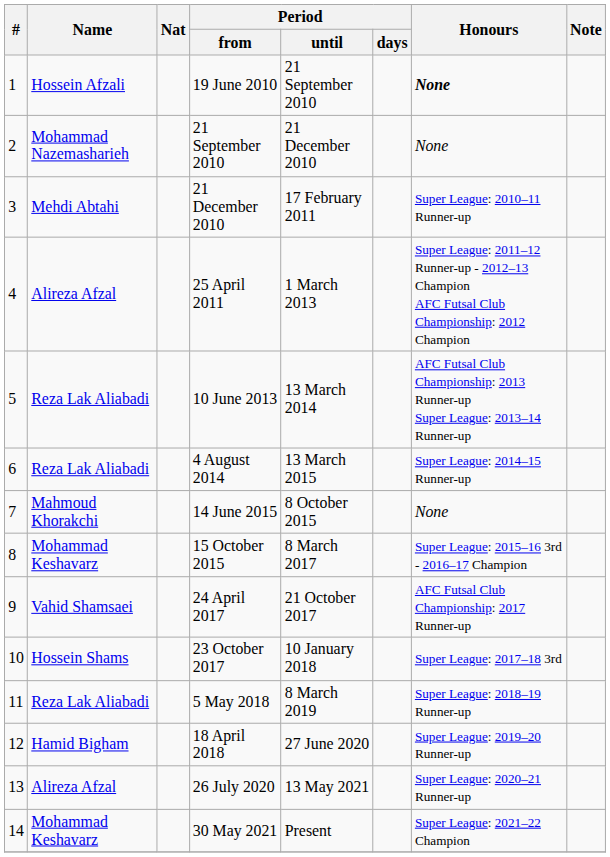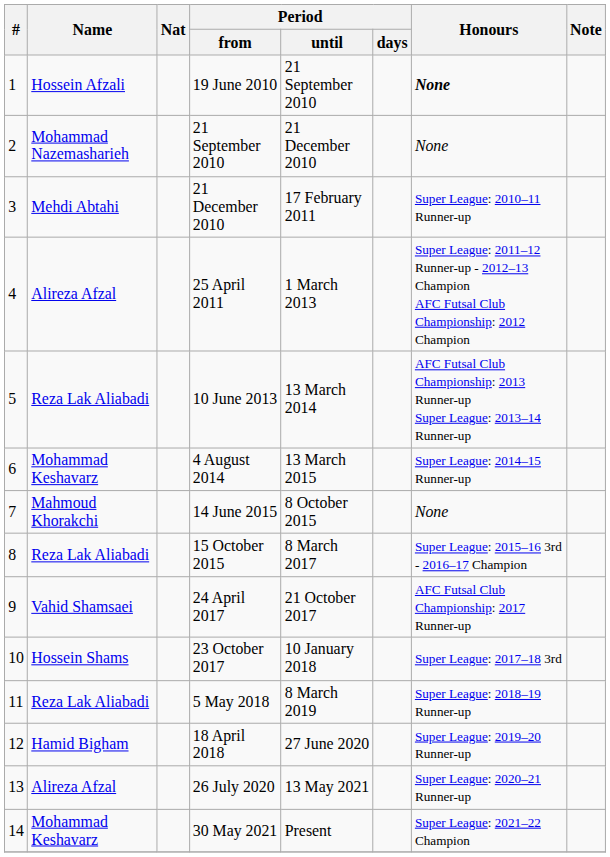(90, 469) Reza Lak Aliabadi -> (70, 469) Mohammad Keshavarz
(70, 555) Mohammad Keshavarz -> (90, 555) Reza Lak Aliabadi
